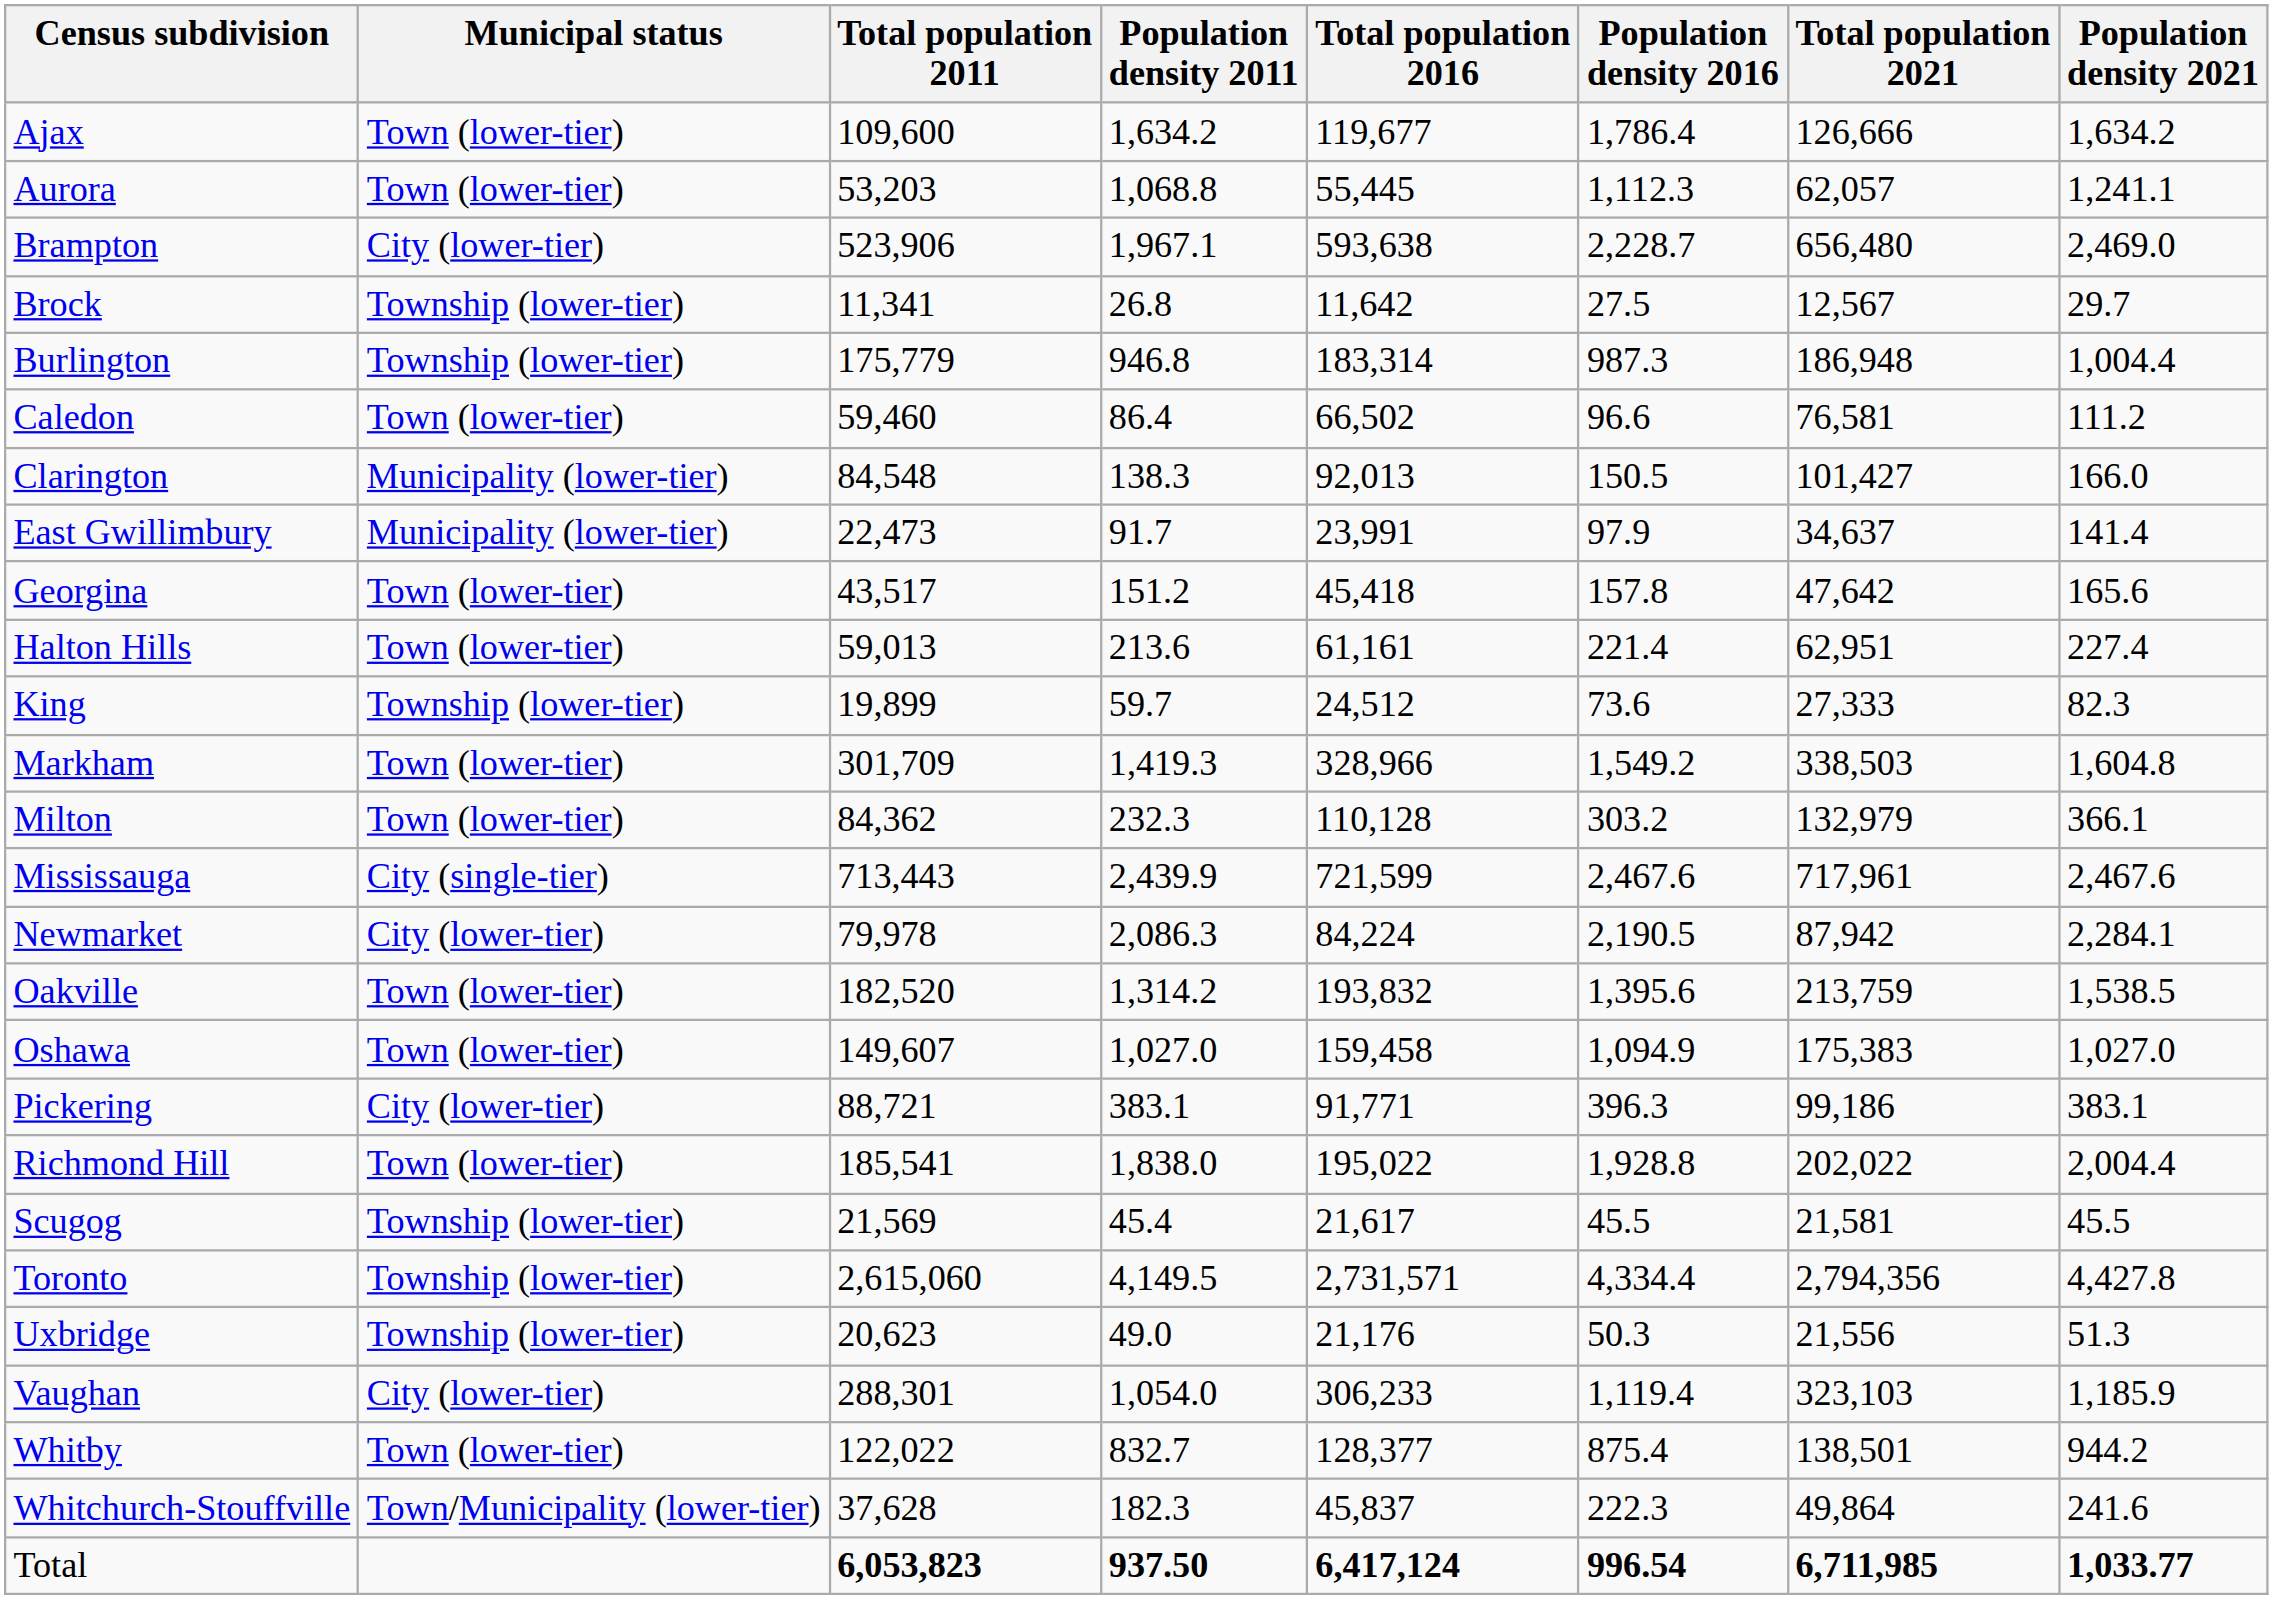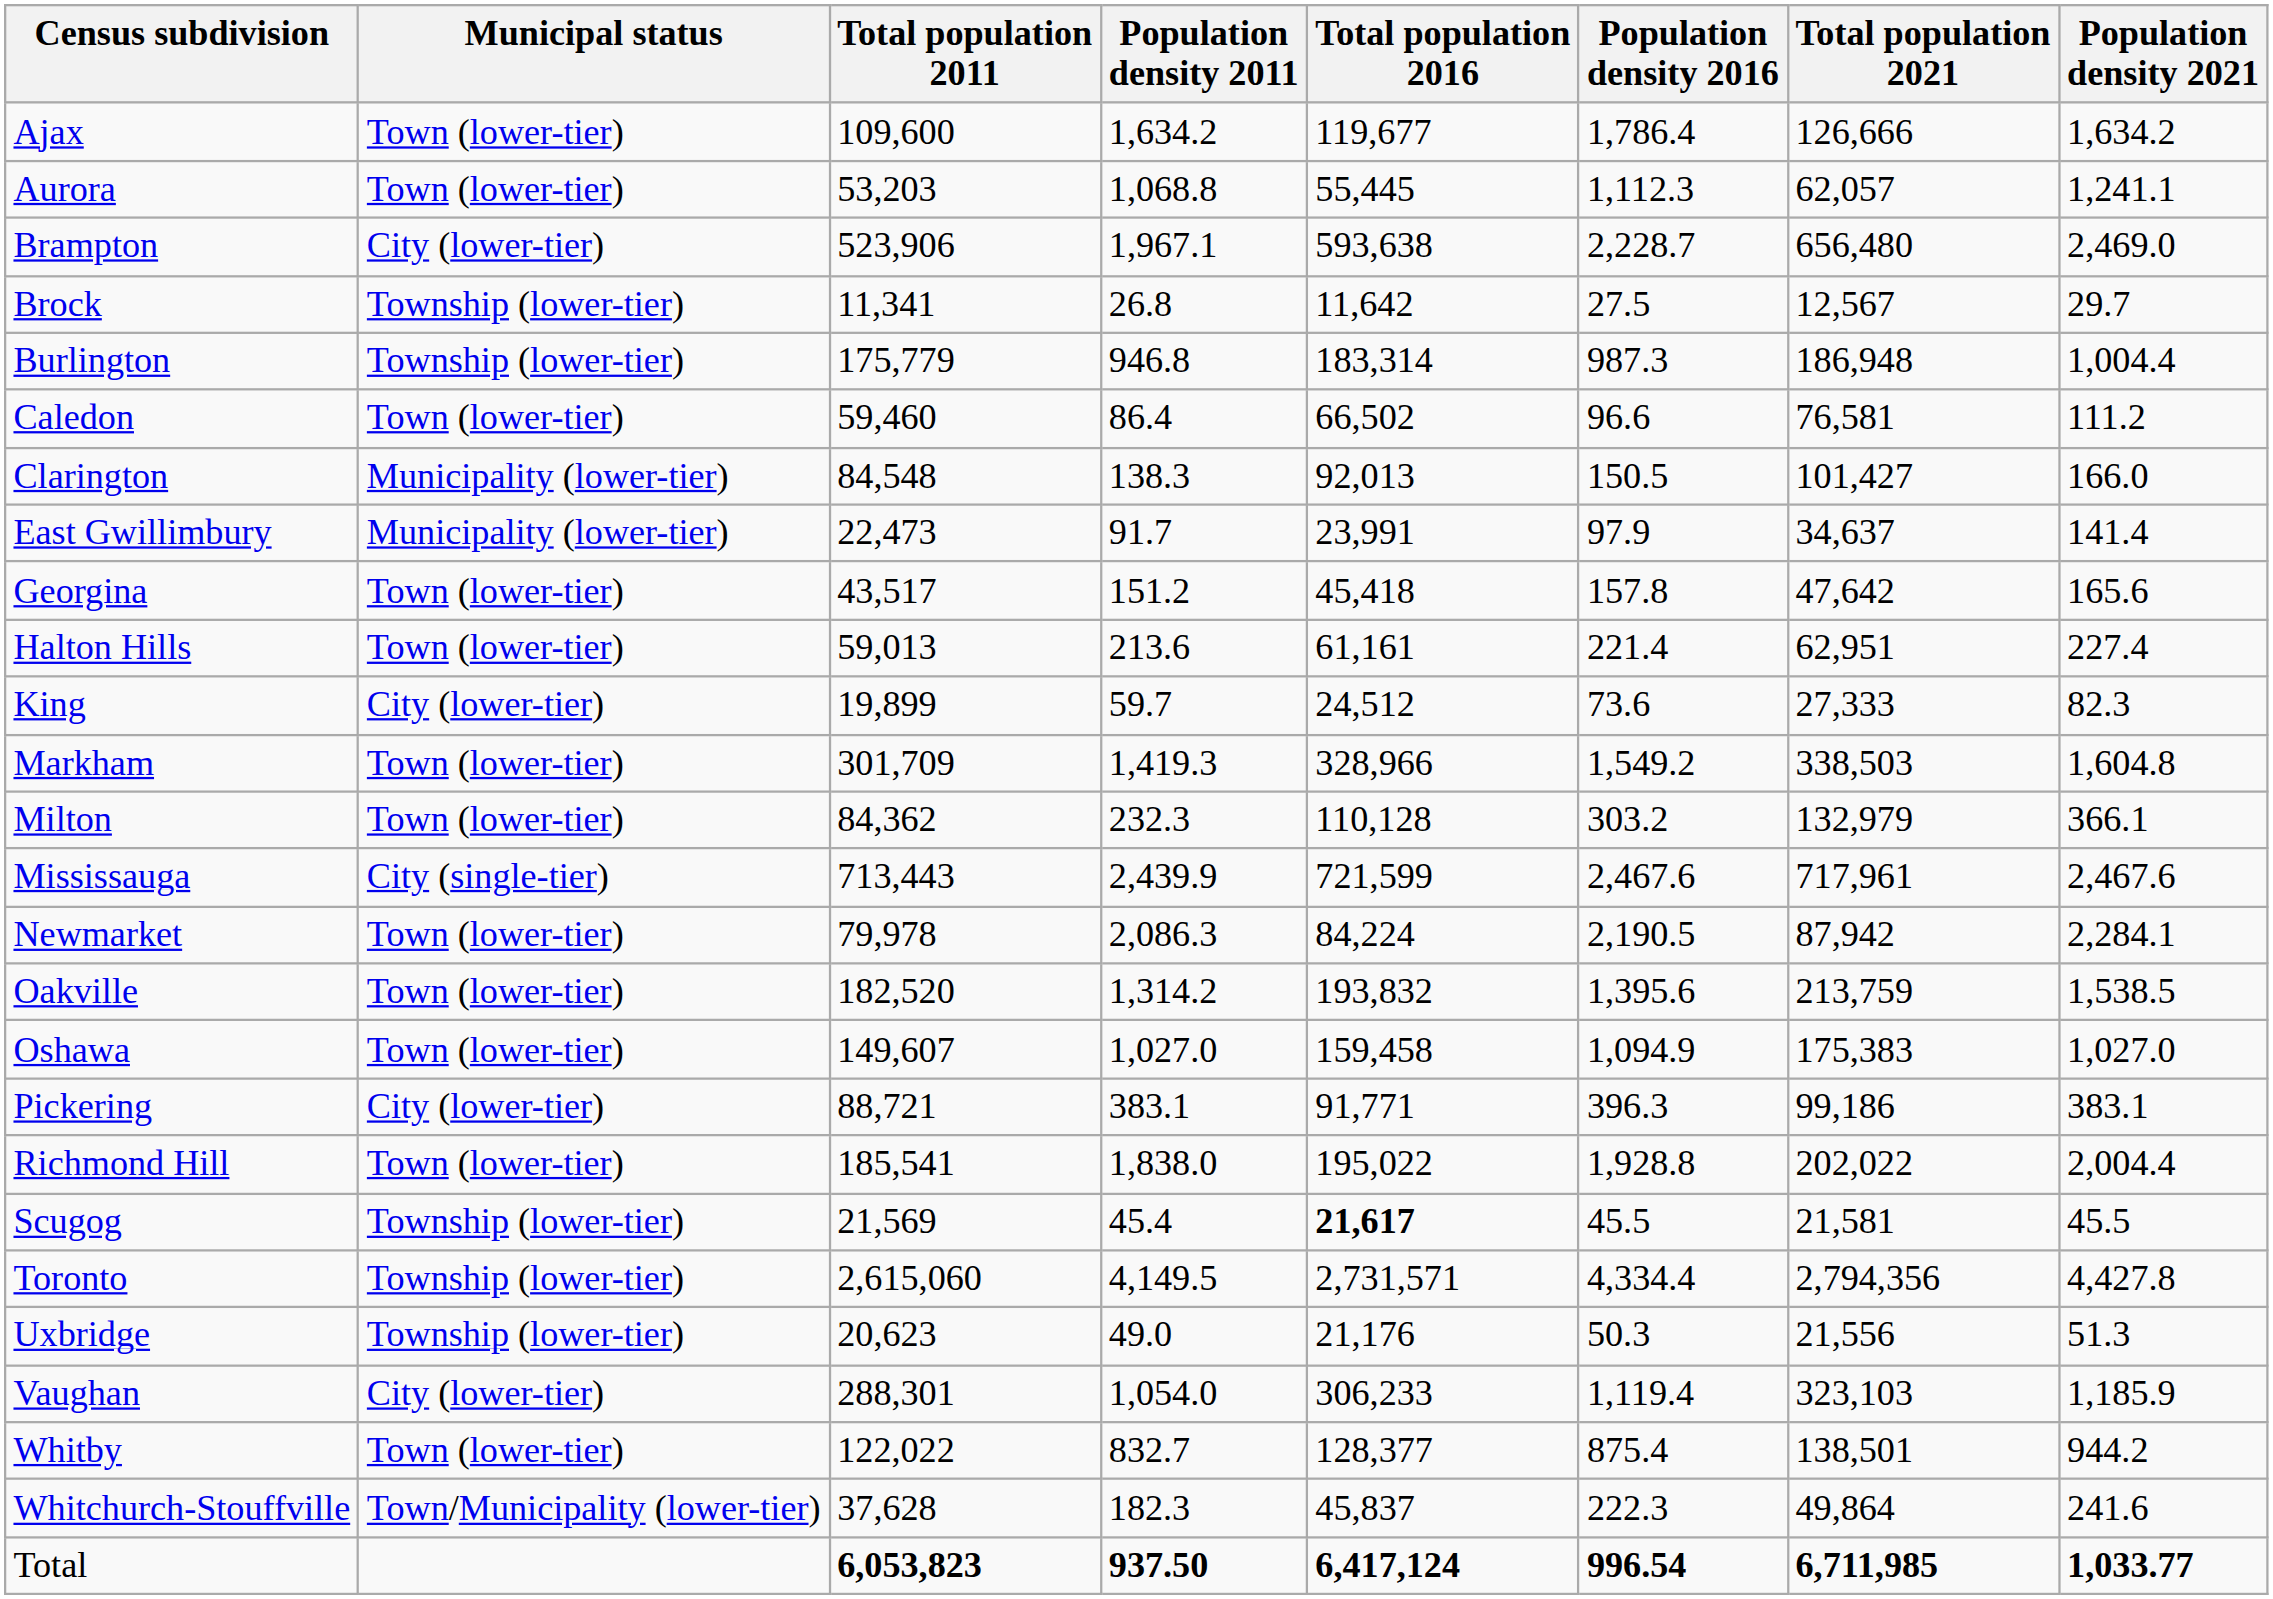(525, 704) Township (lower-tier) -> (486, 704) City (lower-tier)
(486, 934) City (lower-tier) -> (495, 934) Town (lower-tier)
(1365, 1220) normal -> (1365, 1220) bold
